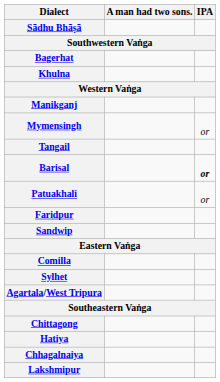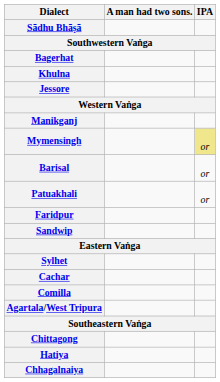+ row: (54, 89)
(205, 131) no background -> (205, 147) khaki background
- row: (54, 147)
(205, 173) bold -> (205, 173) normal
rows swapped: (54, 277) <-> (54, 261)
+ row: (54, 277)
- row: (54, 370)
